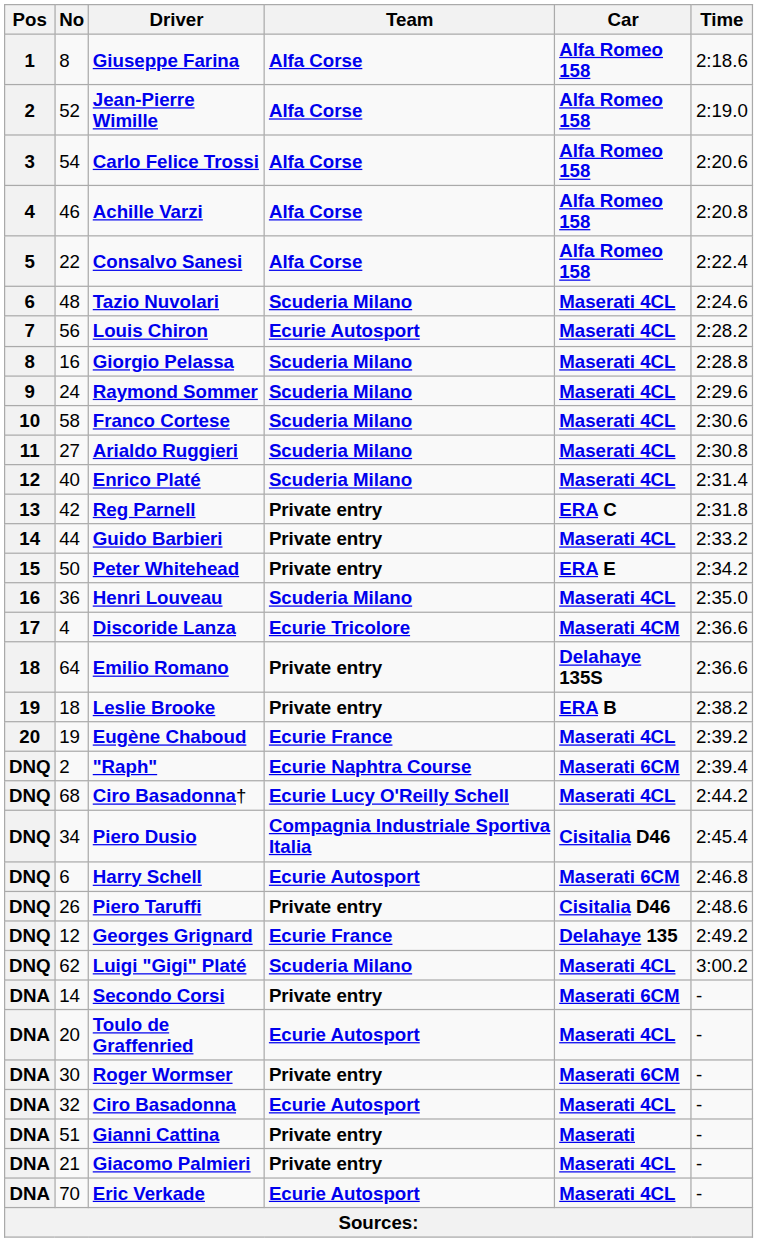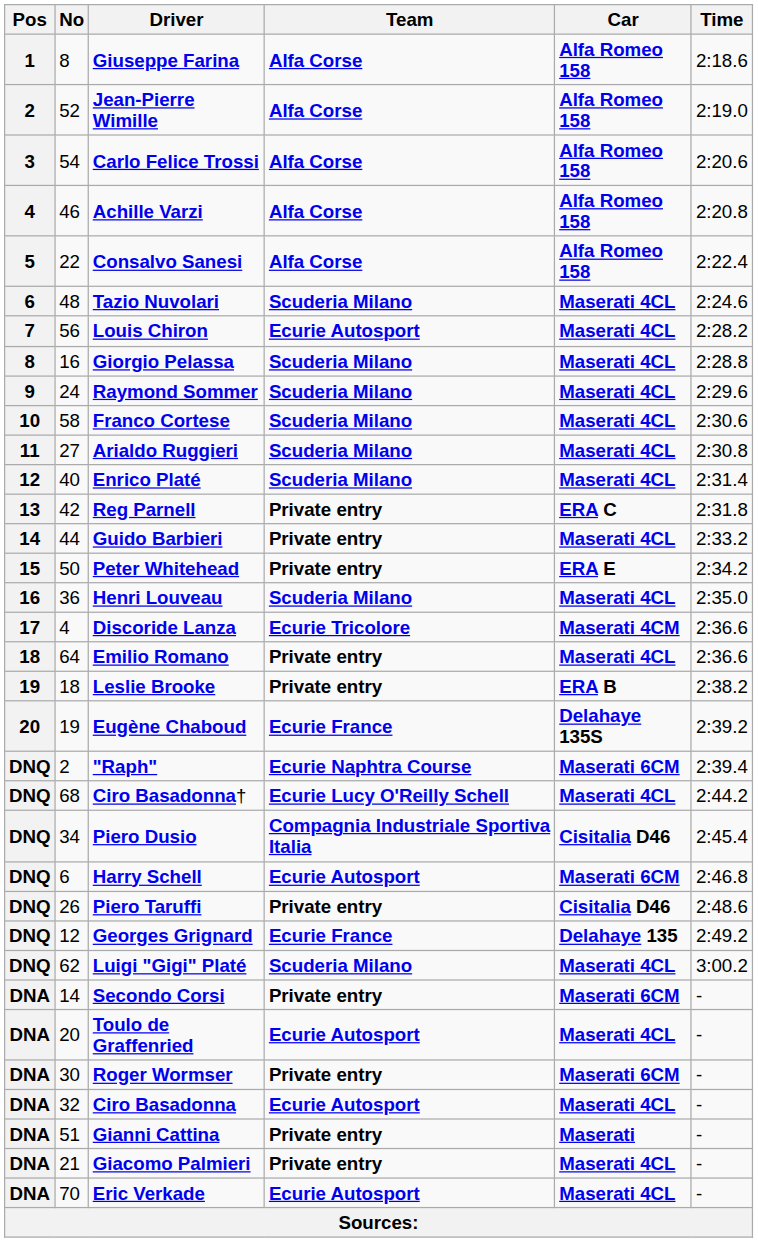(600, 667) Delahaye 135S -> (617, 657) Maserati 4CL
(617, 737) Maserati 4CL -> (600, 727) Delahaye 135S
